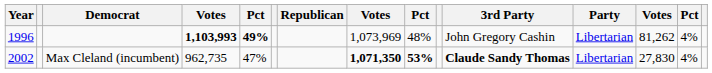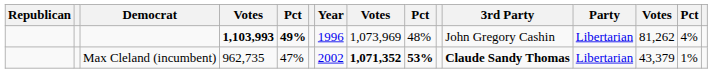columns swapped: (21, 15) <-> (312, 15)
(376, 57) 1,071,350 -> (376, 57) 1,071,352
(657, 57) 27,830 -> (657, 57) 43,379
(689, 57) 4% -> (689, 57) 1%
